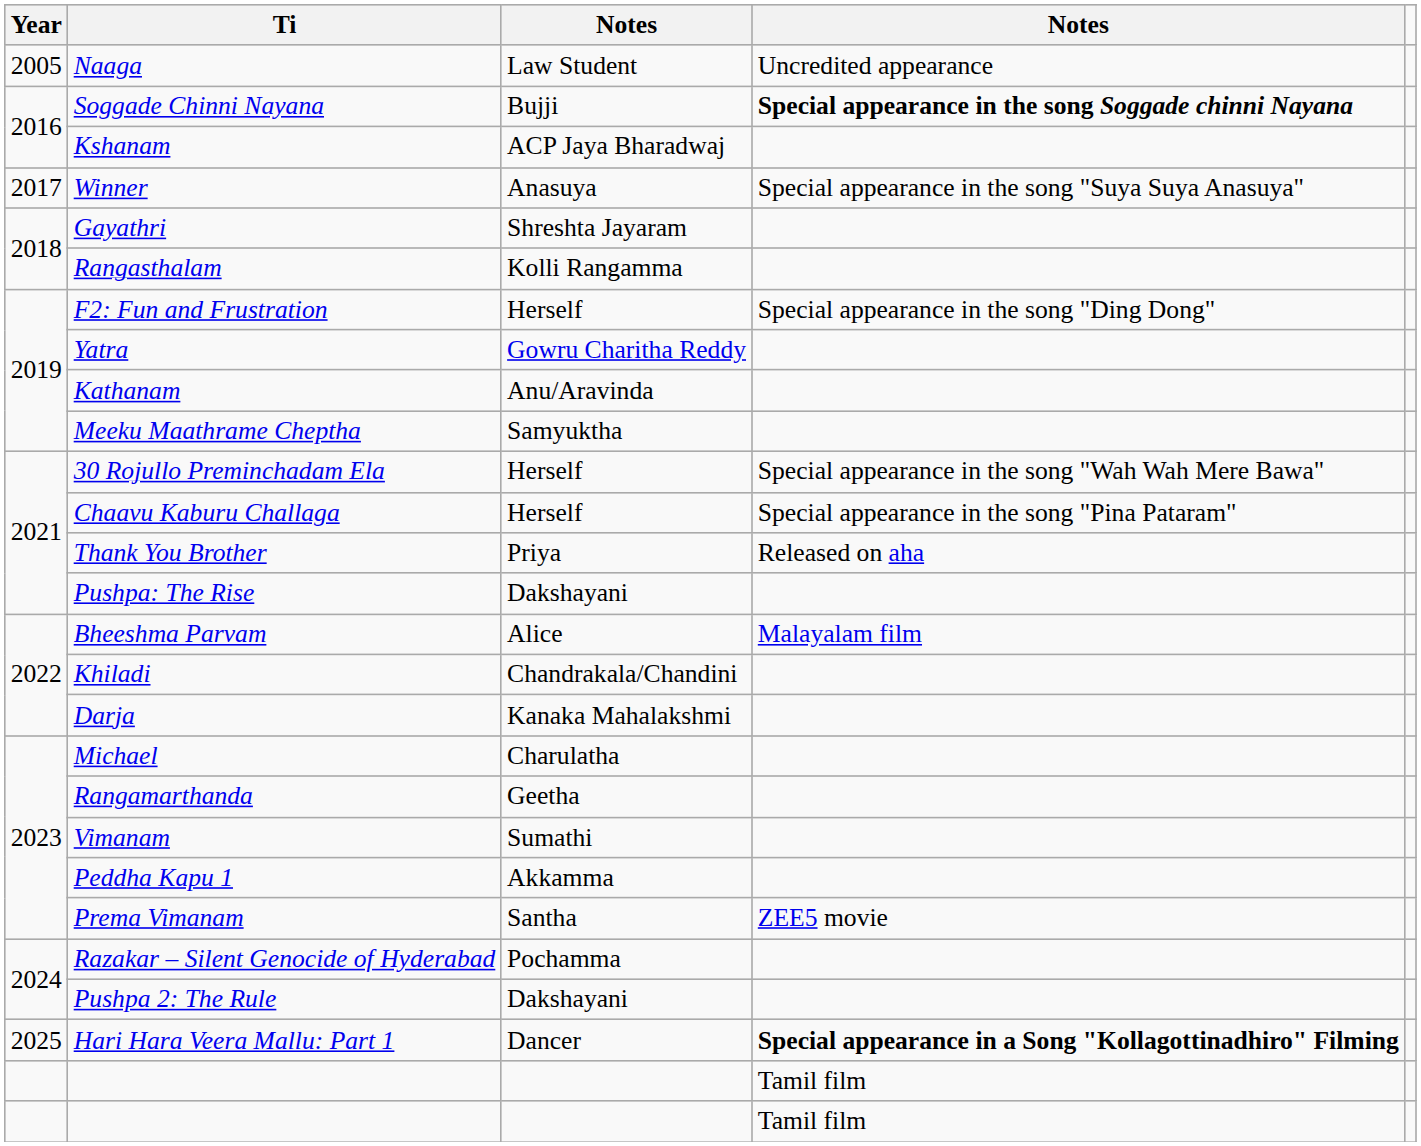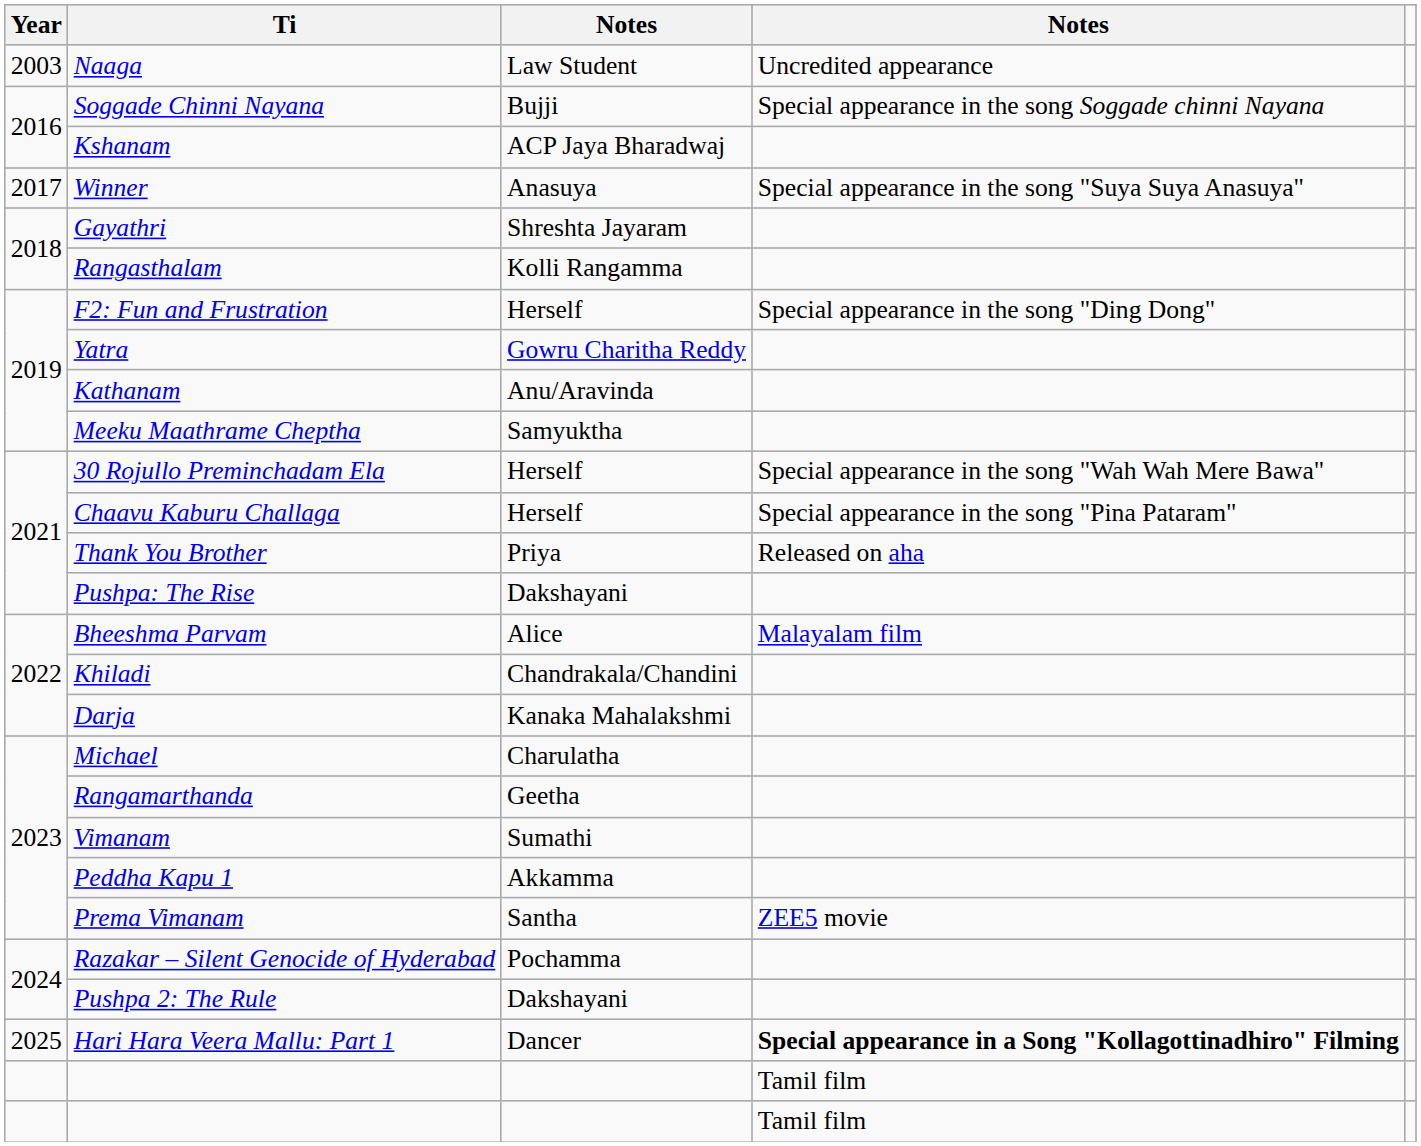(36, 65) 2005 -> (36, 65) 2003
(1055, 106) bold -> (1041, 106) normal
